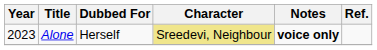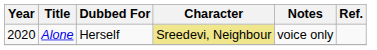(21, 34) 2023 -> (21, 34) 2020
(308, 34) bold -> (305, 34) normal
